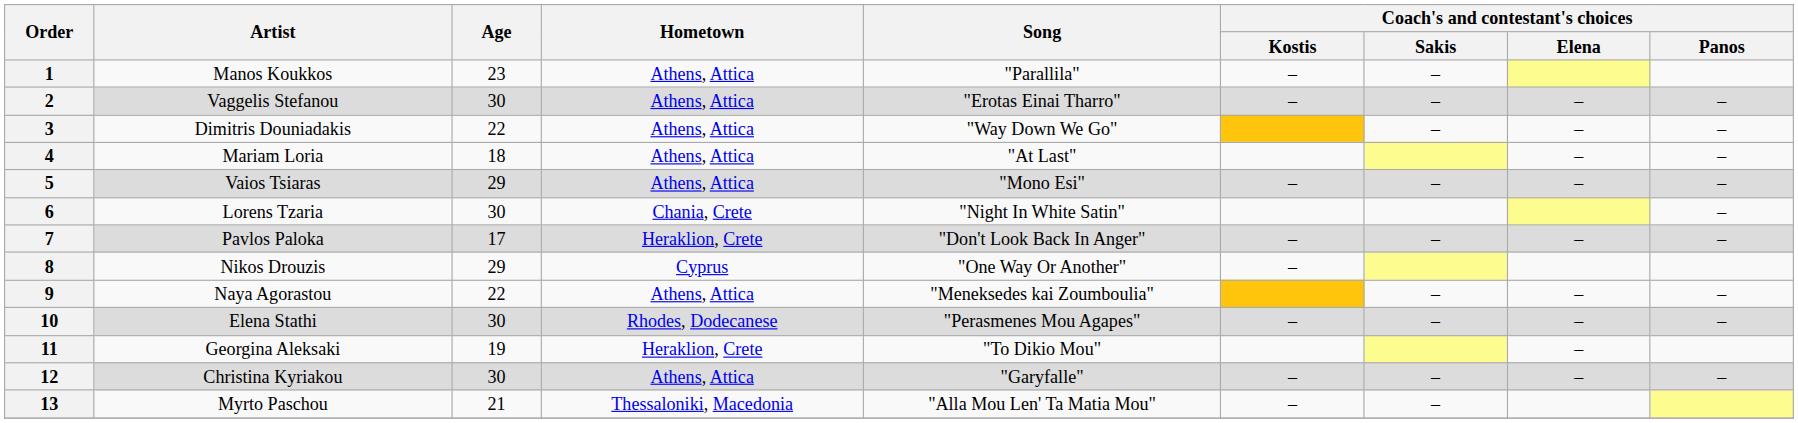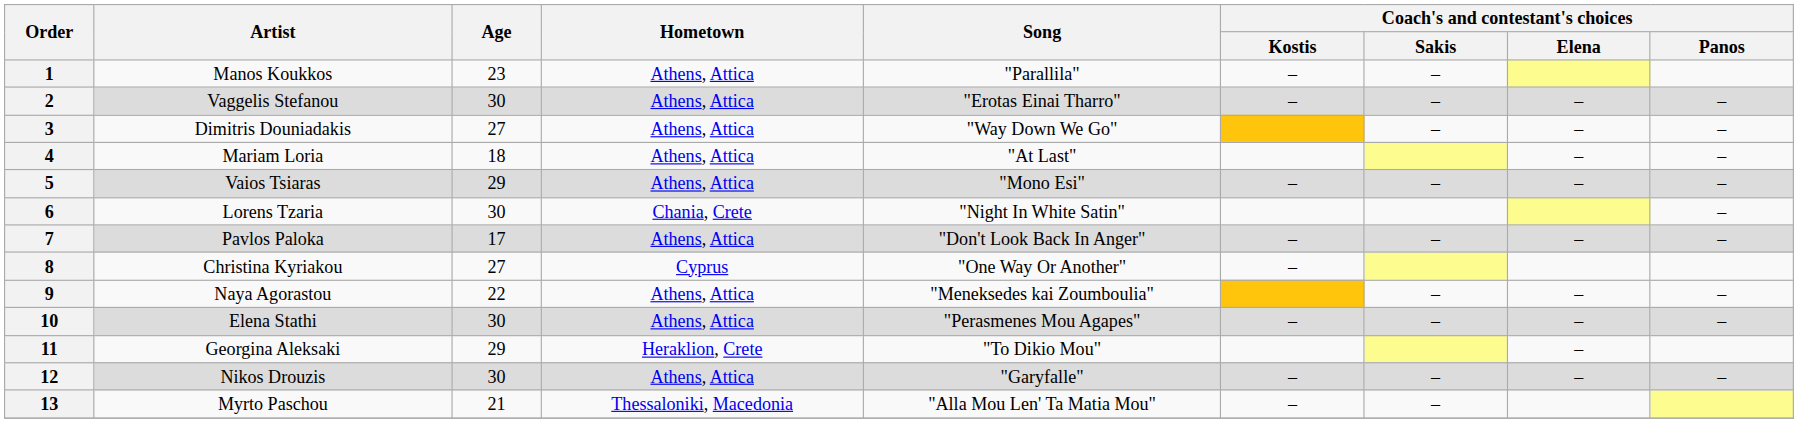(496, 129) 22 -> (496, 129) 27
(702, 239) Heraklion, Crete -> (702, 239) Athens, Attica
(273, 266) Nikos Drouzis -> (273, 266) Christina Kyriakou
(496, 266) 29 -> (496, 266) 27
(702, 321) Rhodes, Dodecanese -> (702, 321) Athens, Attica
(496, 349) 19 -> (496, 349) 29
(273, 376) Christina Kyriakou -> (273, 376) Nikos Drouzis
